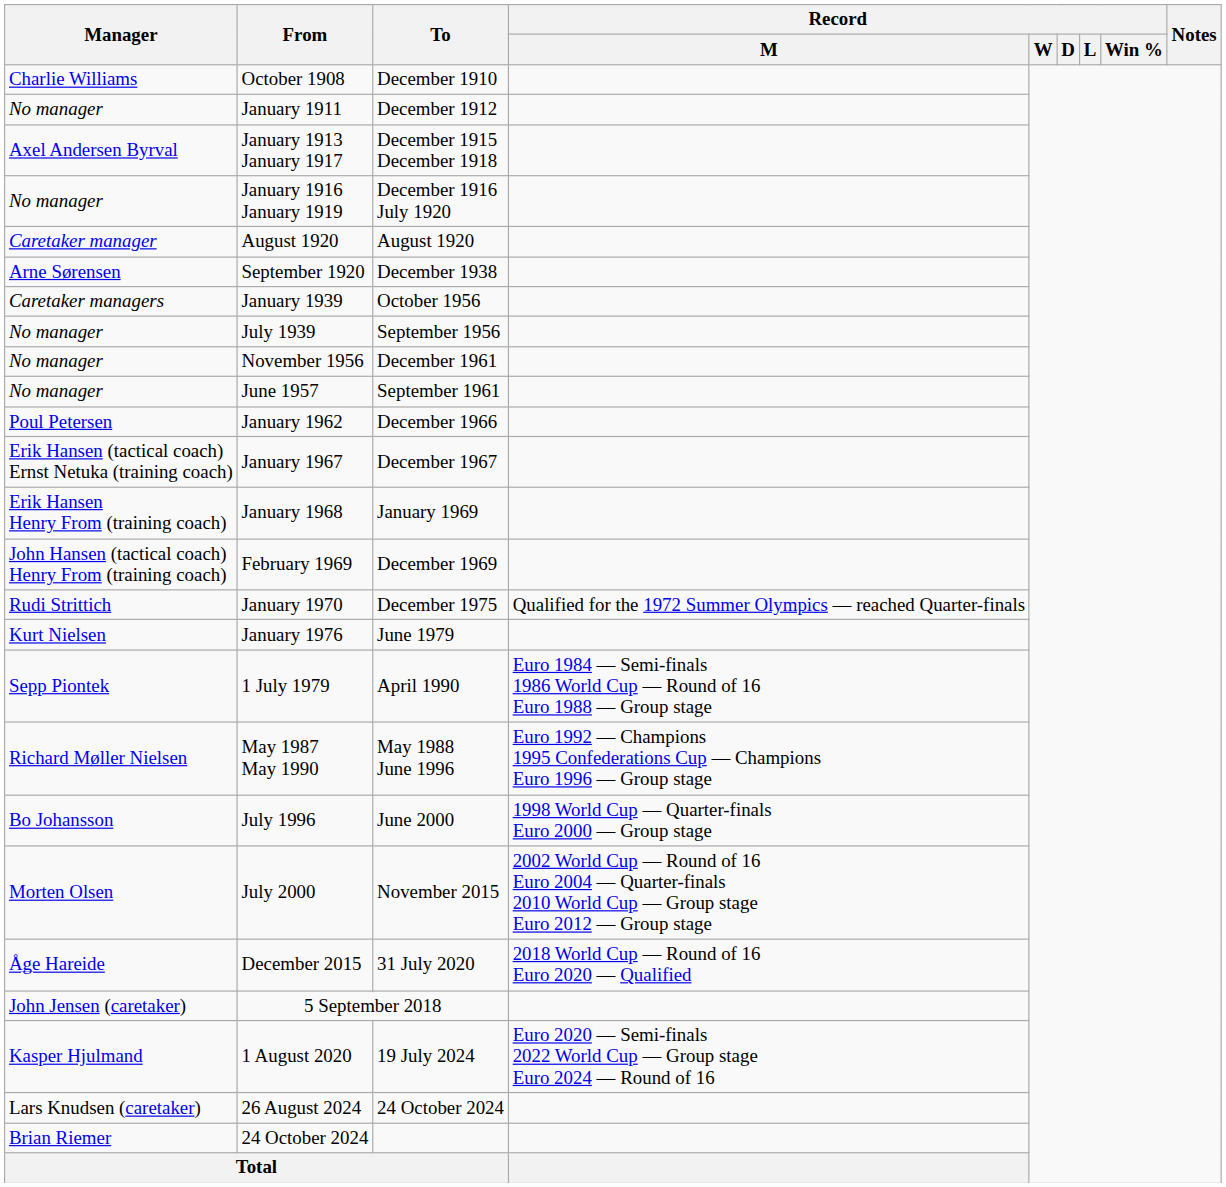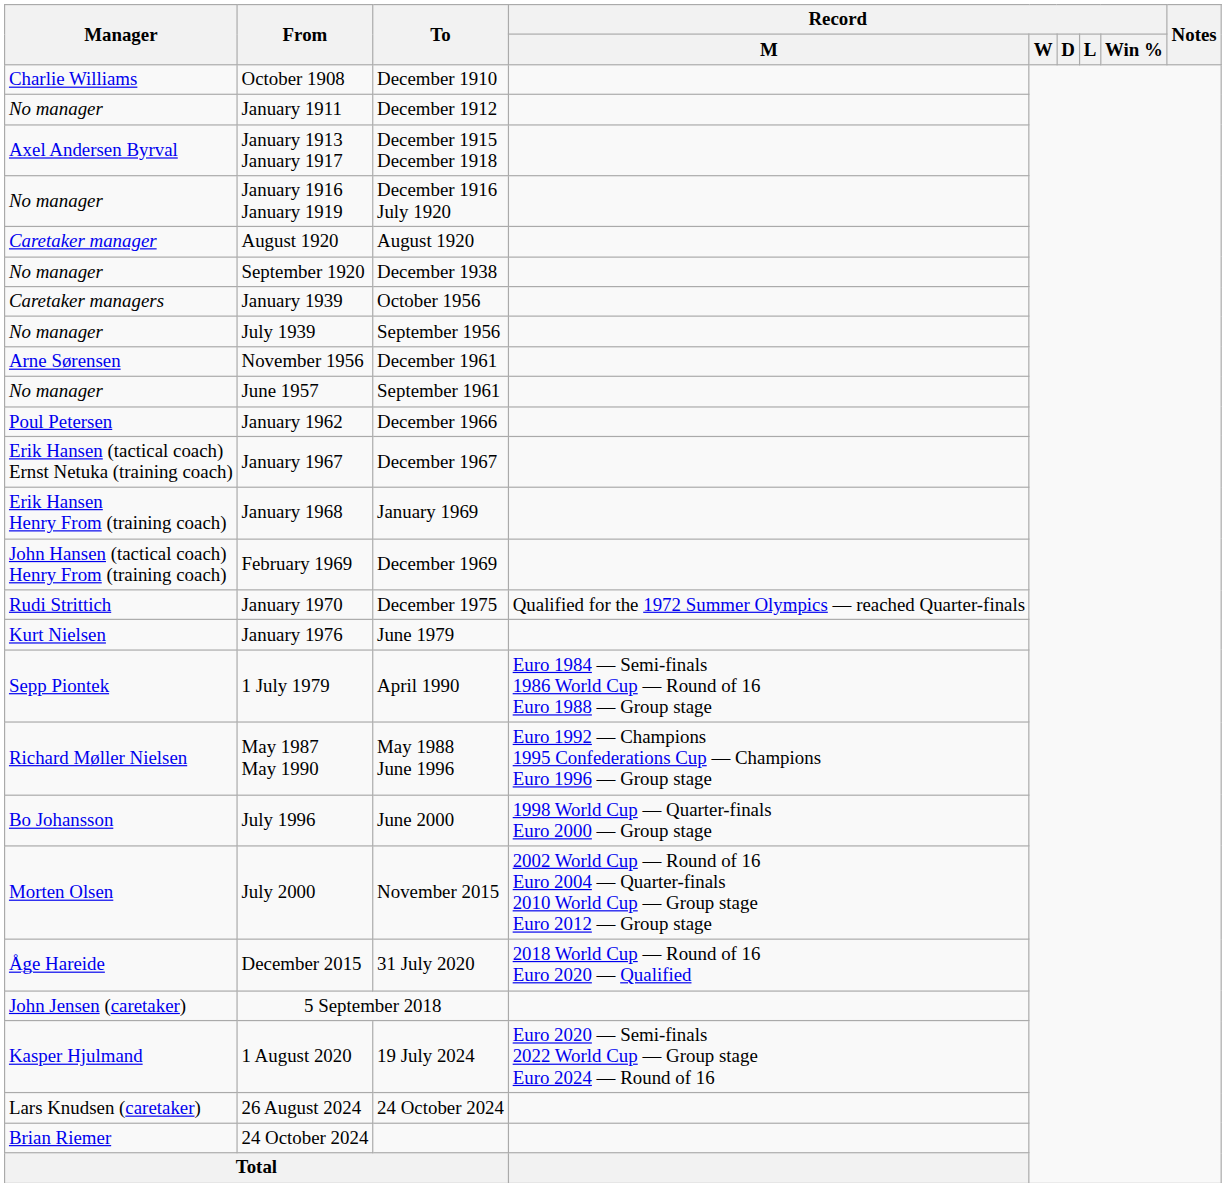(65, 271) Arne Sørensen -> (56, 271) No manager
(56, 361) No manager -> (65, 361) Arne Sørensen
